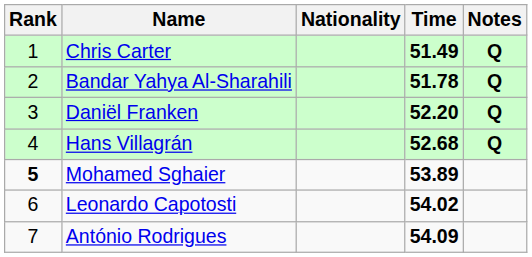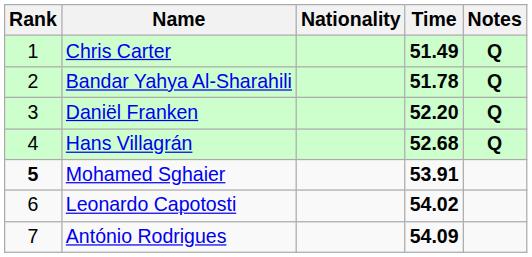(434, 174) 53.89 -> (434, 174) 53.91
